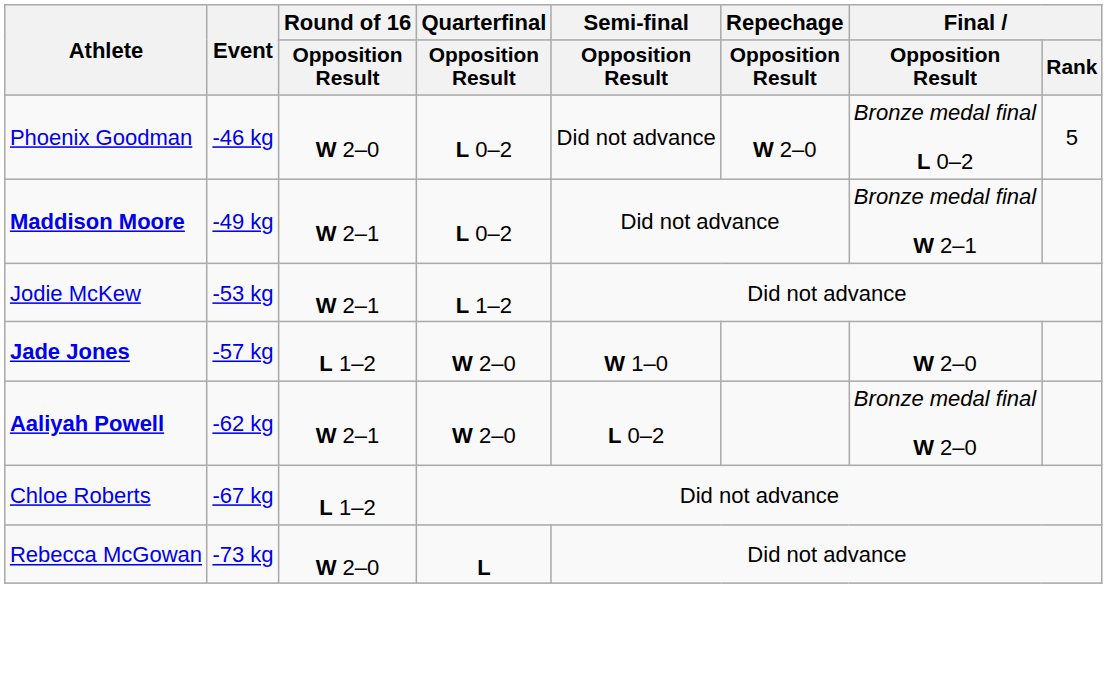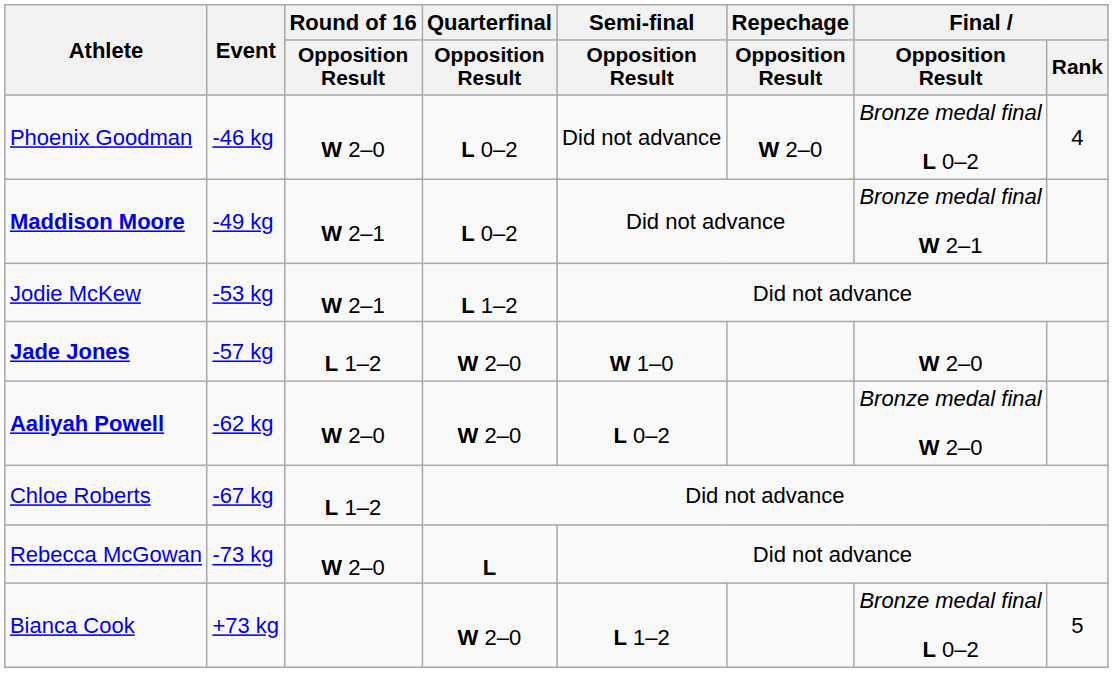(1072, 138) 5 -> (1077, 138) 4
(348, 436) W 2–1 -> (353, 436) W 2–0
+ row: (72, 626)
